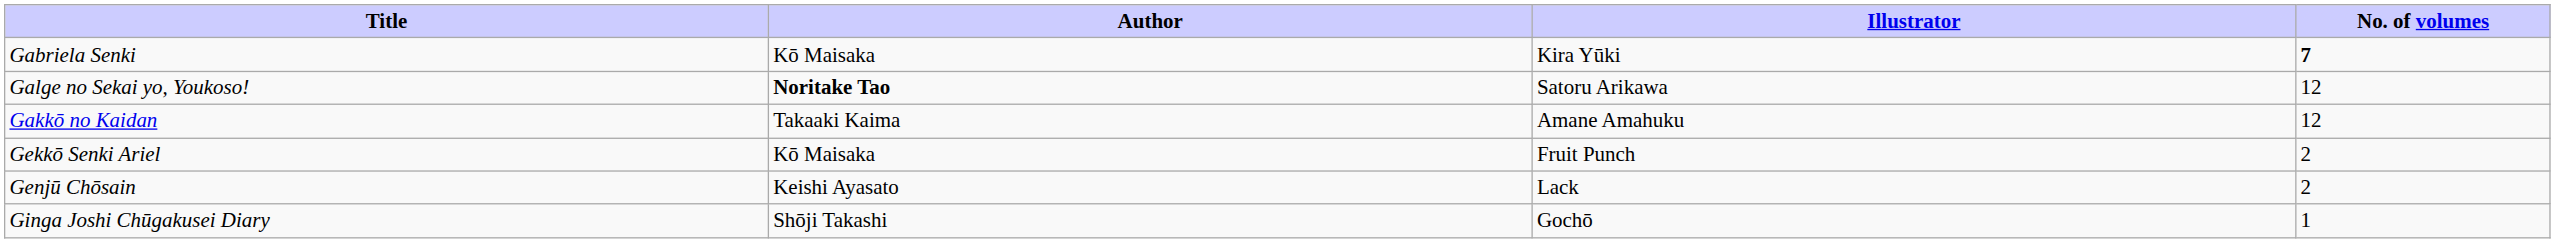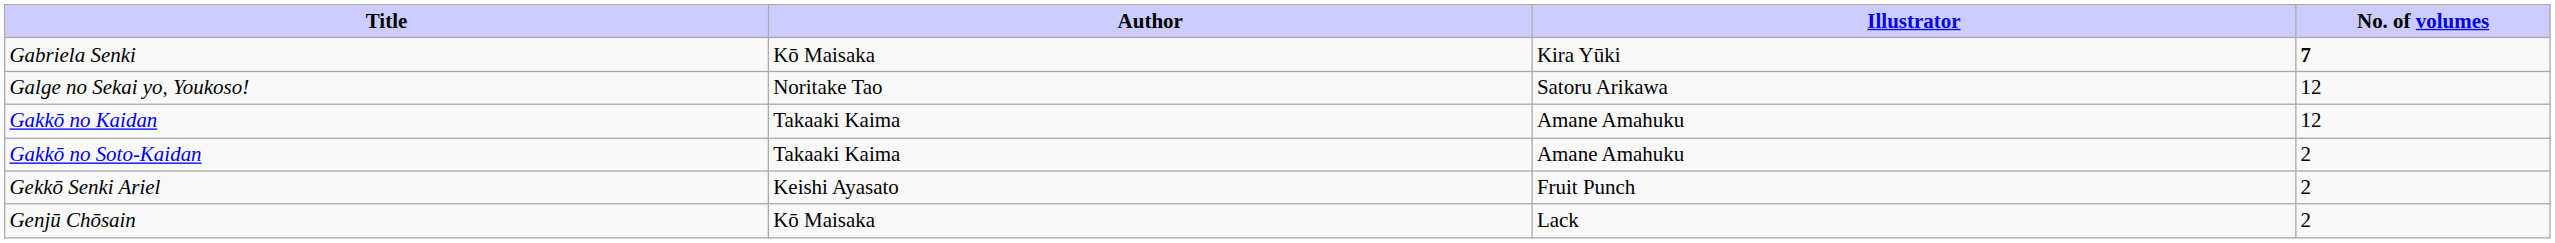(832, 87) bold -> (828, 87) normal
+ row: (106, 154)
(824, 154) Kō Maisaka -> (836, 187) Keishi Ayasato
(836, 187) Keishi Ayasato -> (824, 220) Kō Maisaka
- row: (140, 220)
